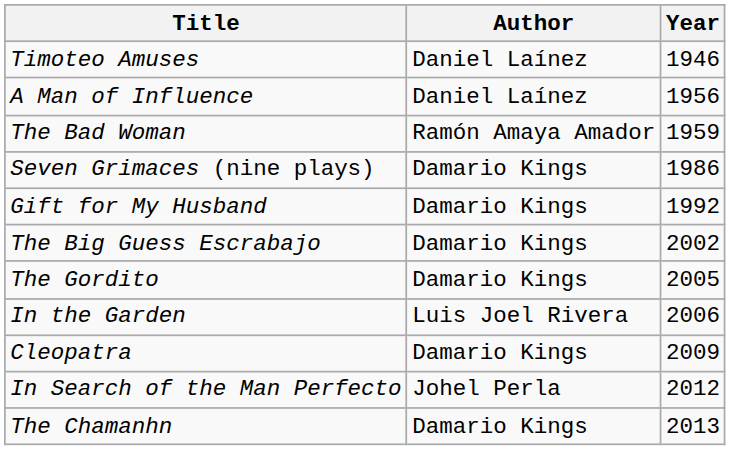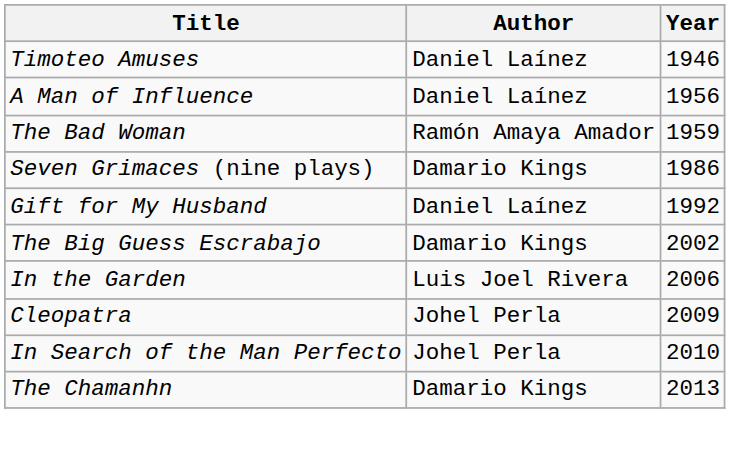(500, 206) Damario Kings -> (500, 206) Daniel Laínez
- row: (84, 280)
(500, 353) Damario Kings -> (487, 316) Johel Perla
(693, 390) 2012 -> (693, 353) 2010
